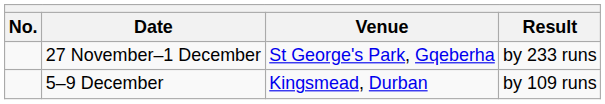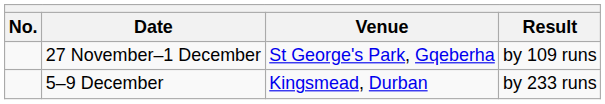(550, 55) by 233 runs -> (550, 55) by 109 runs
(550, 83) by 109 runs -> (550, 83) by 233 runs
